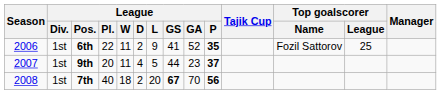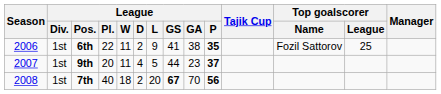(194, 47) 52 -> (194, 47) 38
